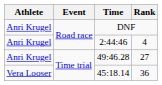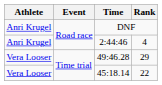(29, 58) Anri Krugel -> (29, 58) Vera Looser
(145, 58) 27 -> (145, 58) 29
(145, 73) 36 -> (145, 73) 22
